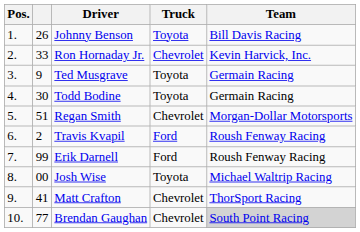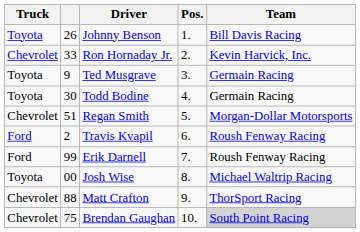columns swapped: (19, 14) <-> (178, 14)
(42, 197) 41 -> (70, 197) 88
(42, 217) 77 -> (70, 217) 75
